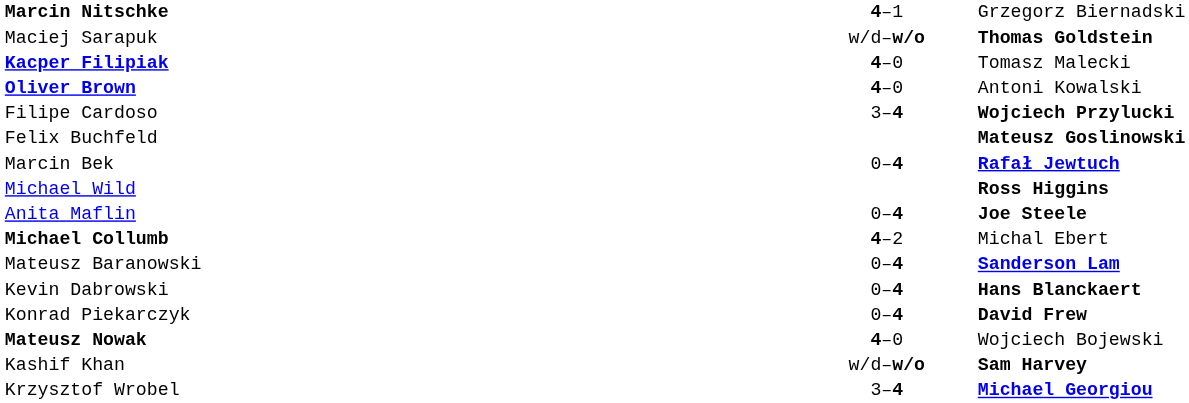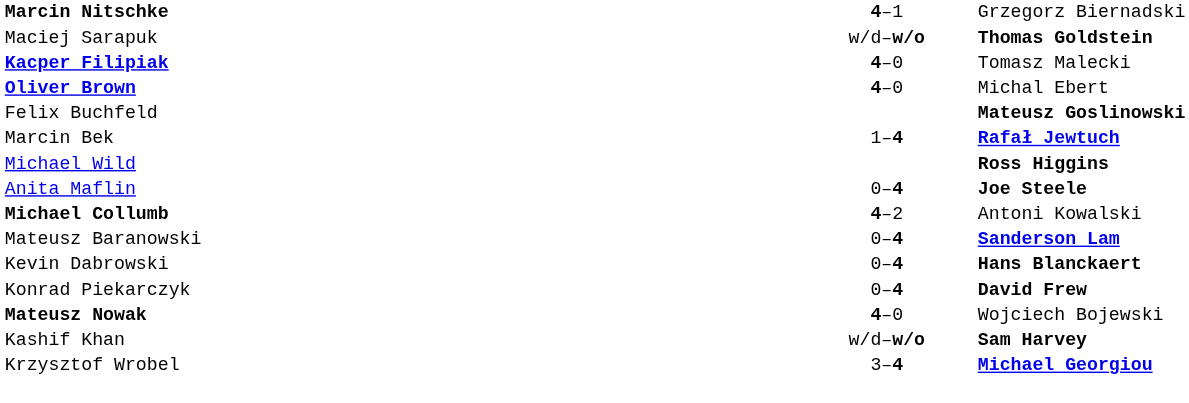(1060, 88) Antoni Kowalski -> (1043, 88) Michal Ebert
- row: (81, 113)
(887, 164) 0–4 -> (887, 138) 1–4
(1043, 239) Michal Ebert -> (1060, 214) Antoni Kowalski
